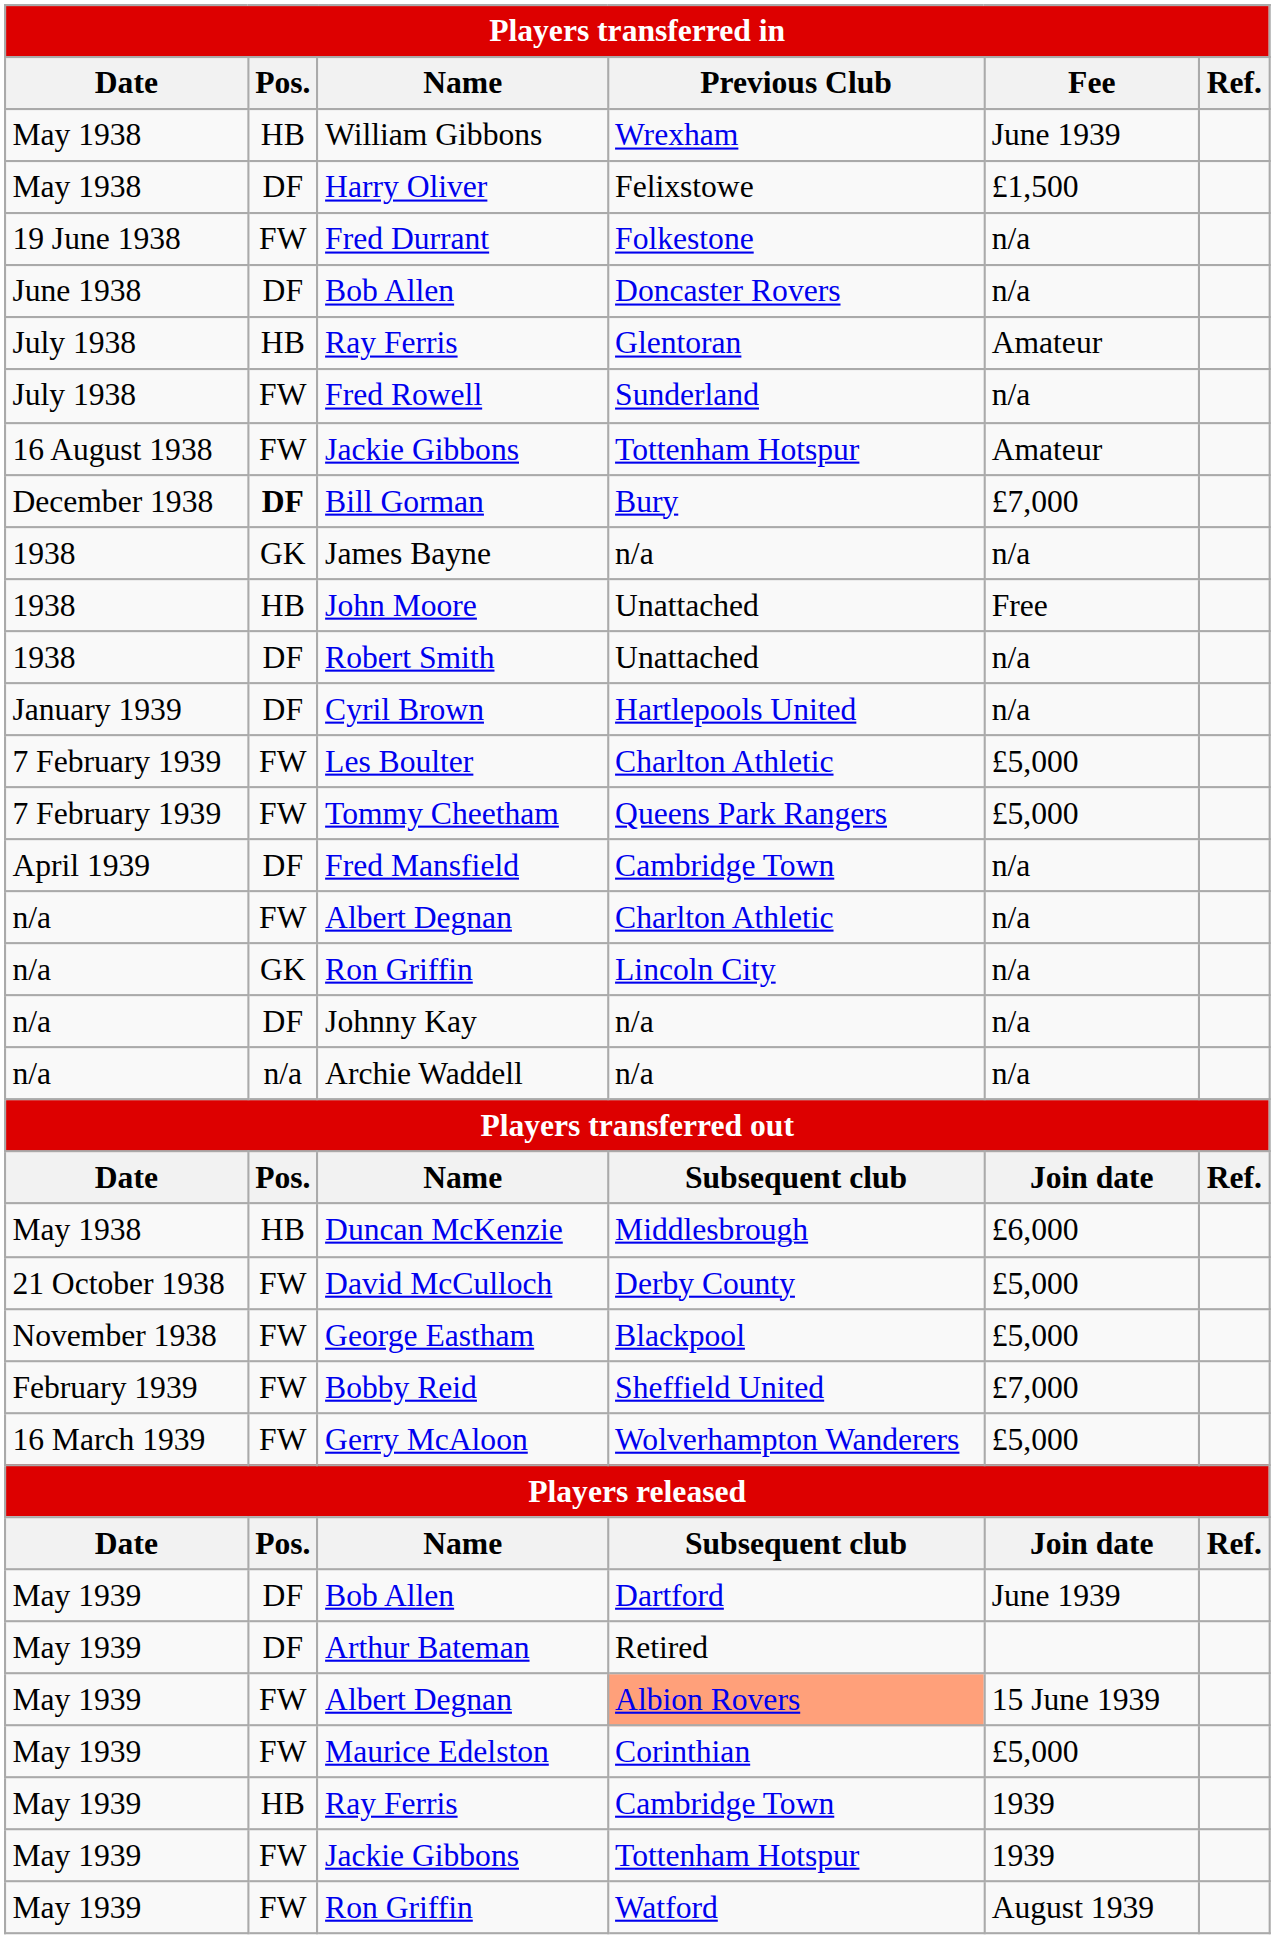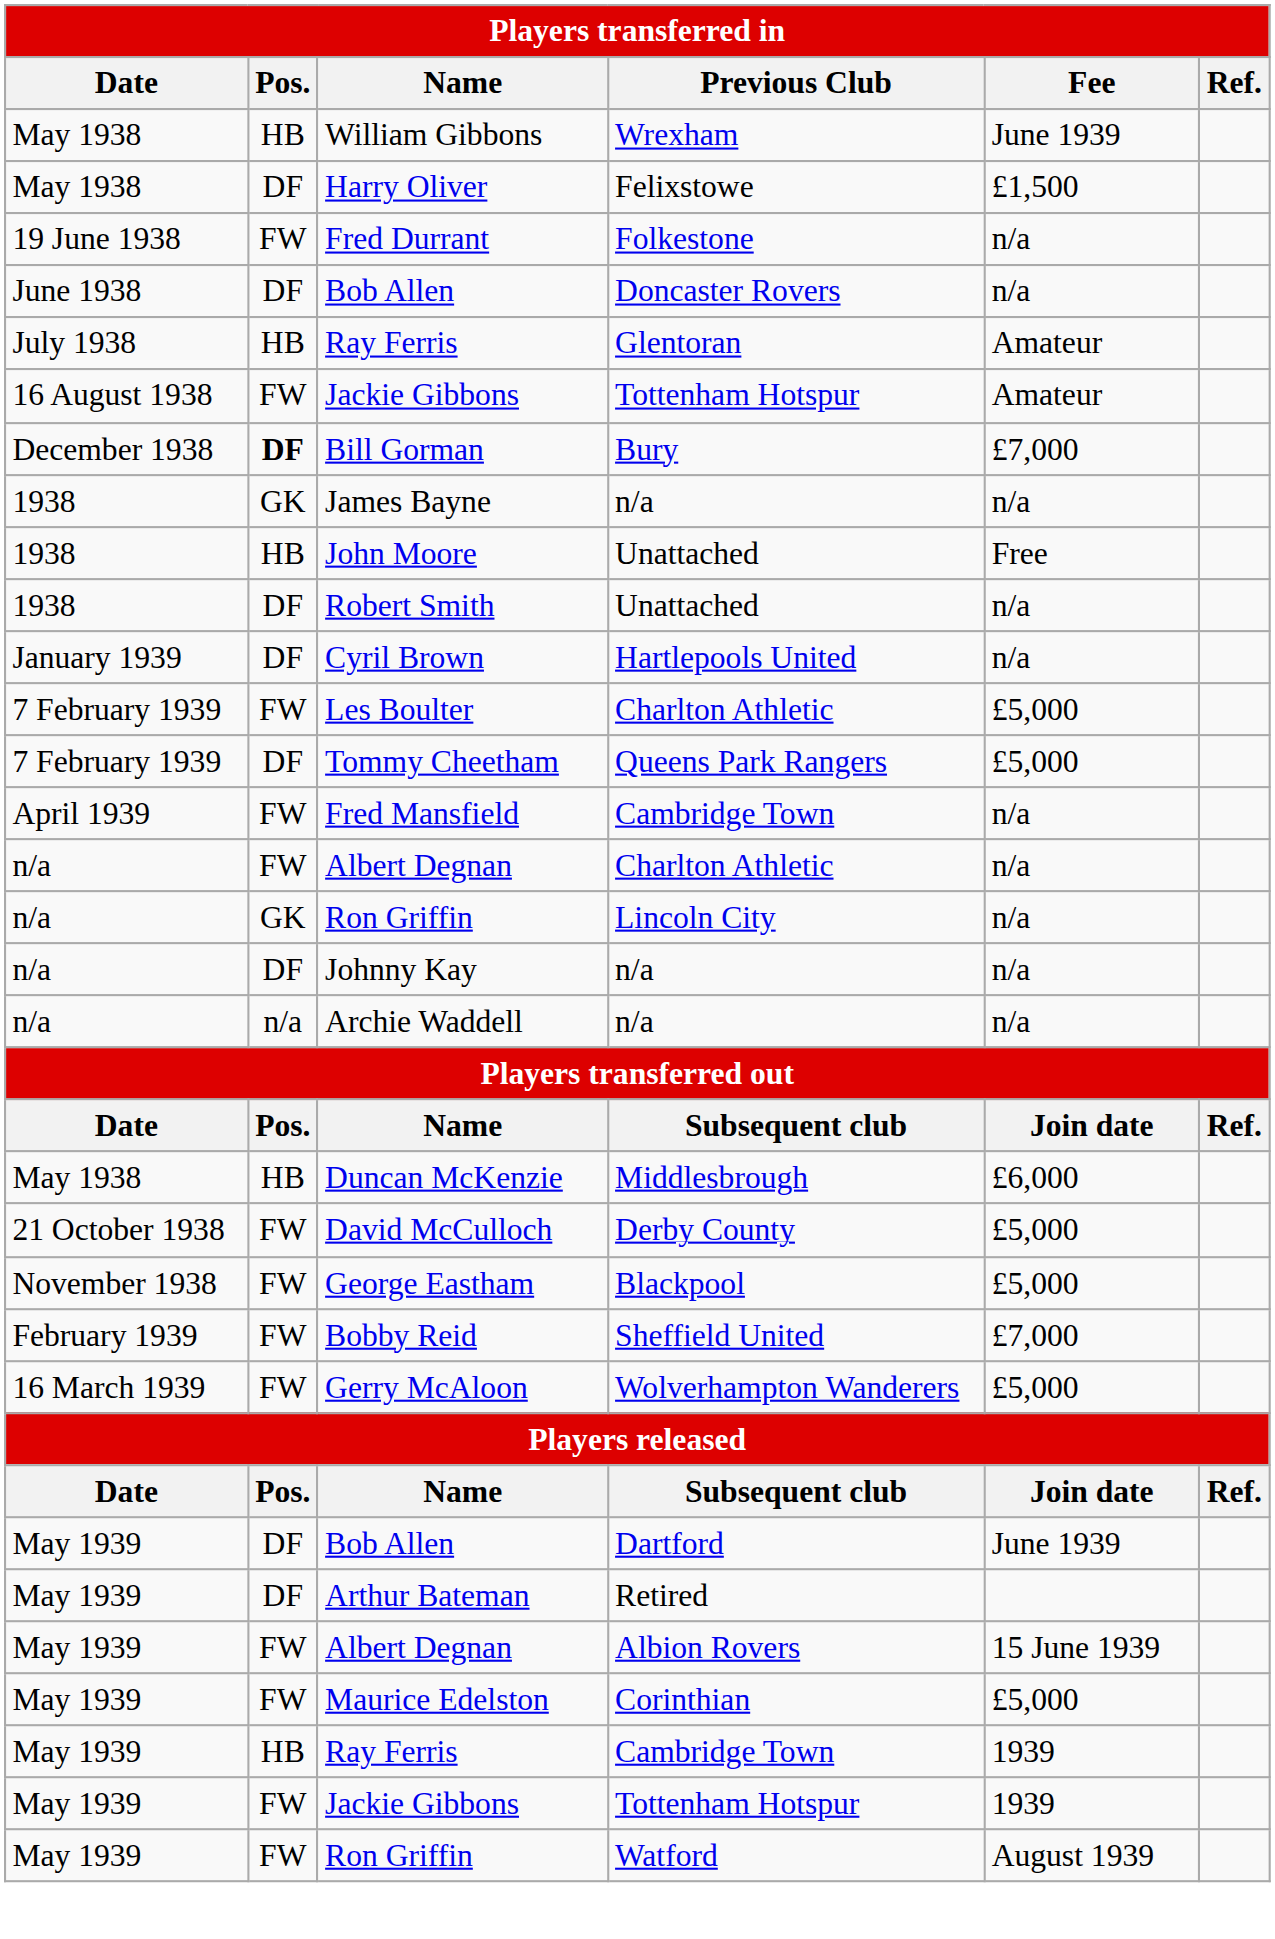- row: (74, 395)
(283, 812) FW -> (283, 760) DF
(283, 864) DF -> (283, 812) FW
(708, 1698) lightsalmon background -> (708, 1646) no background
